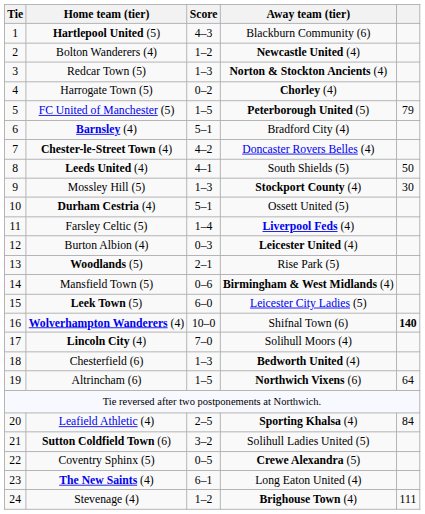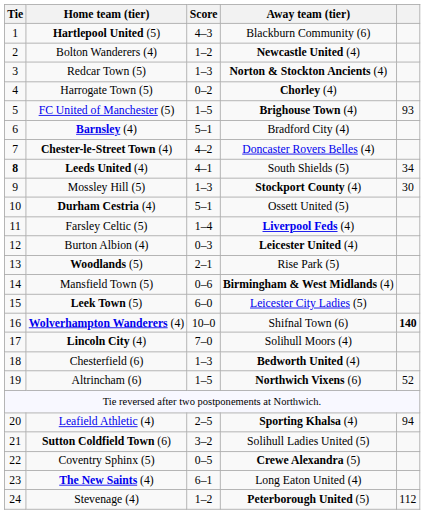(308, 110) Peterborough United (5) -> (308, 110) Brighouse Town (4)
(408, 110) 79 -> (408, 110) 93
(15, 168) normal -> (15, 168) bold
(408, 168) 50 -> (408, 168) 34
(408, 380) 64 -> (408, 380) 52
(408, 421) 84 -> (408, 421) 94
(308, 499) Brighouse Town (4) -> (308, 499) Peterborough United (5)
(408, 499) 111 -> (408, 499) 112
